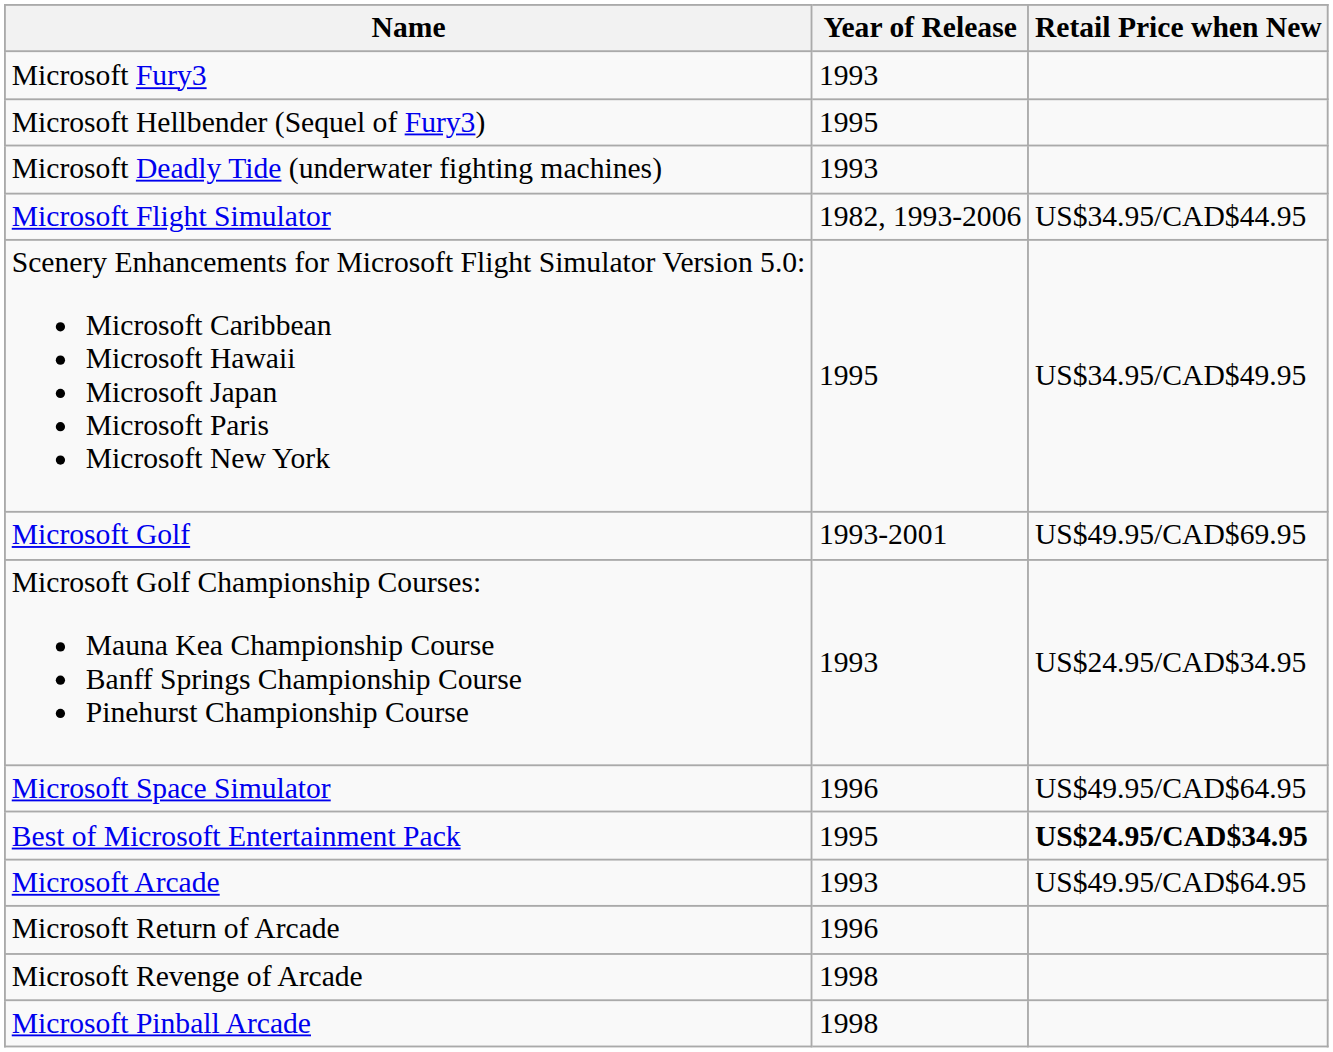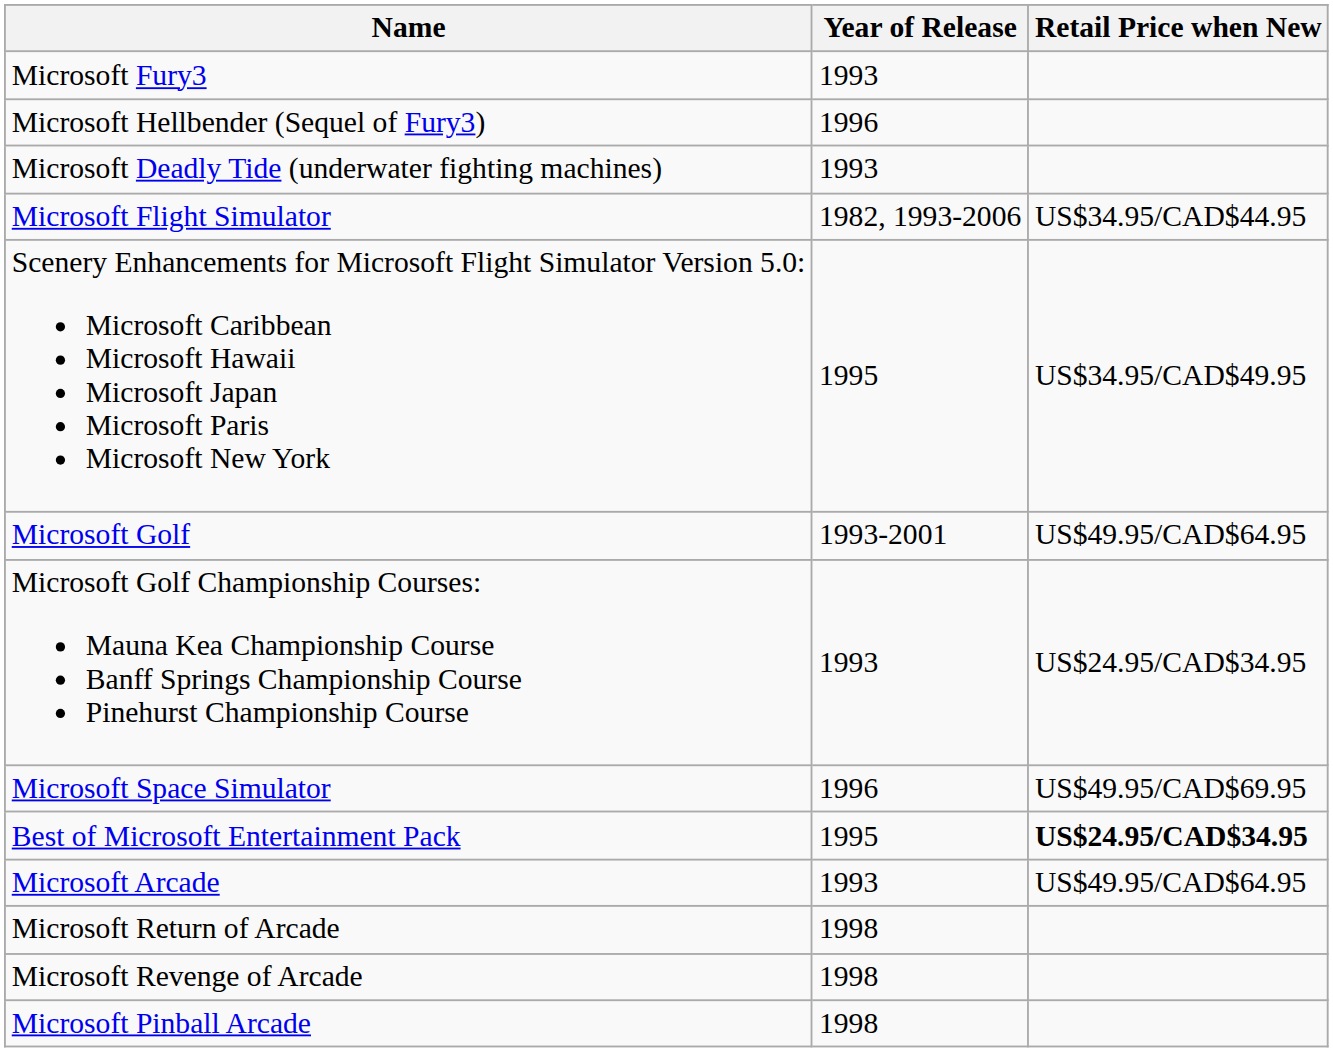(849, 121) 1995 -> (849, 121) 1996
(1171, 535) US$49.95/CAD$69.95 -> (1171, 535) US$49.95/CAD$64.95
(1171, 788) US$49.95/CAD$64.95 -> (1171, 788) US$49.95/CAD$69.95
(849, 929) 1996 -> (849, 929) 1998
